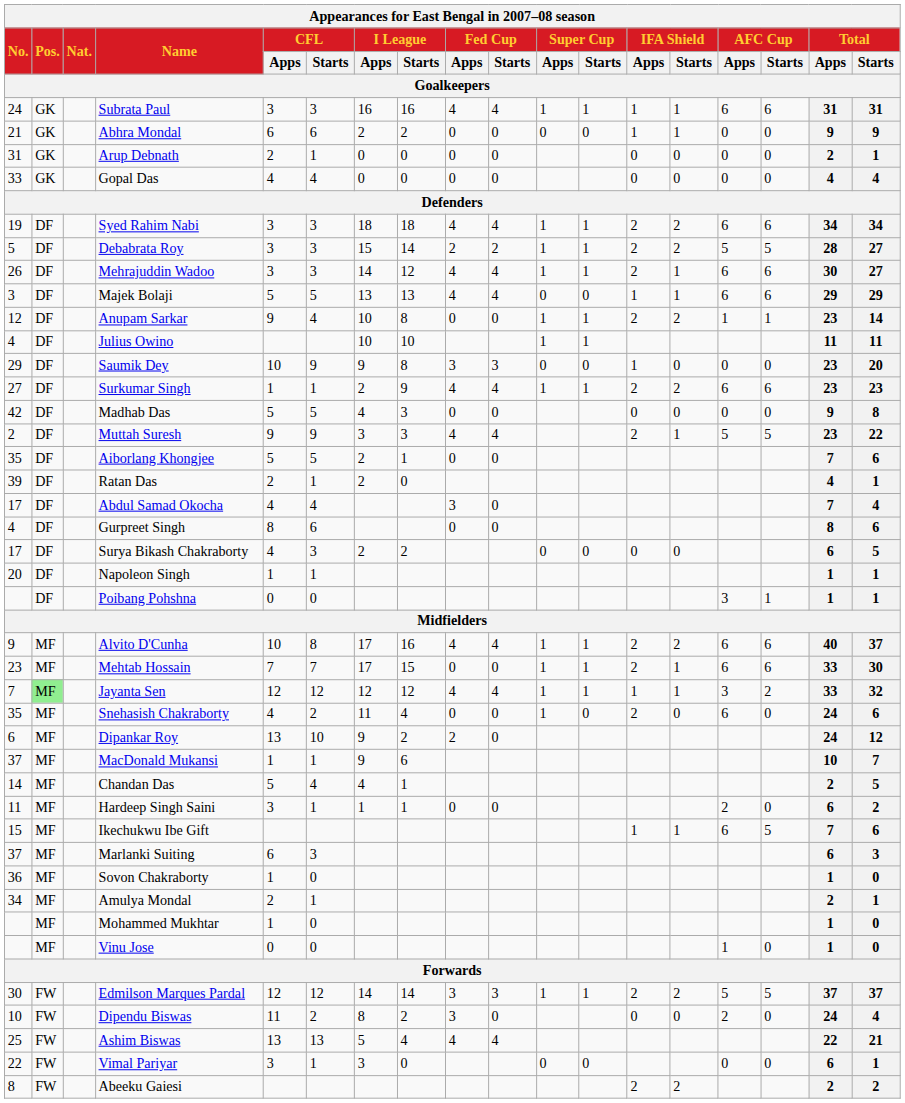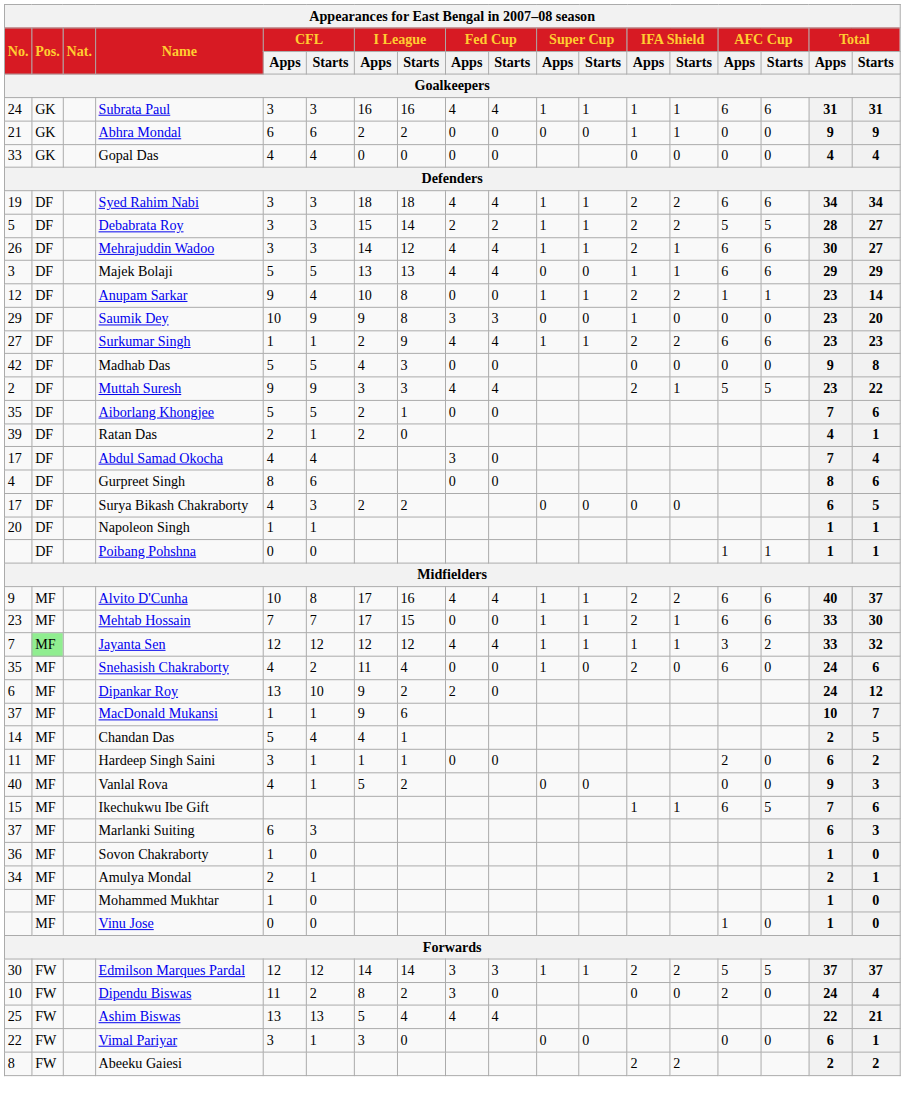- row: (139, 156)
- row: (136, 342)
(725, 598) 3 -> (725, 551) 1
+ row: (133, 784)
